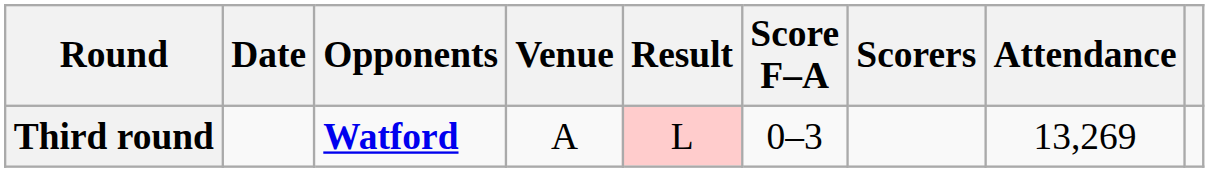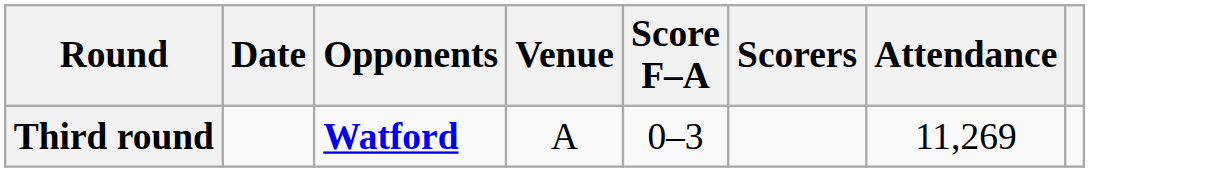- column: (682, 55)
(1085, 135) 13,269 -> (966, 135) 11,269
